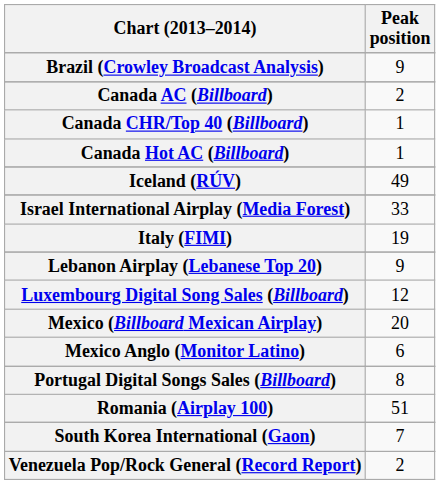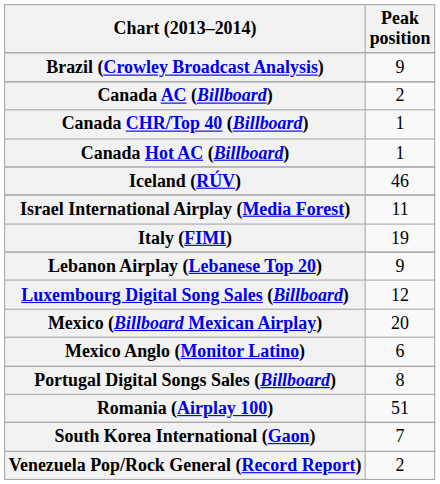(400, 180) 49 -> (400, 180) 46
(400, 209) 33 -> (400, 209) 11
